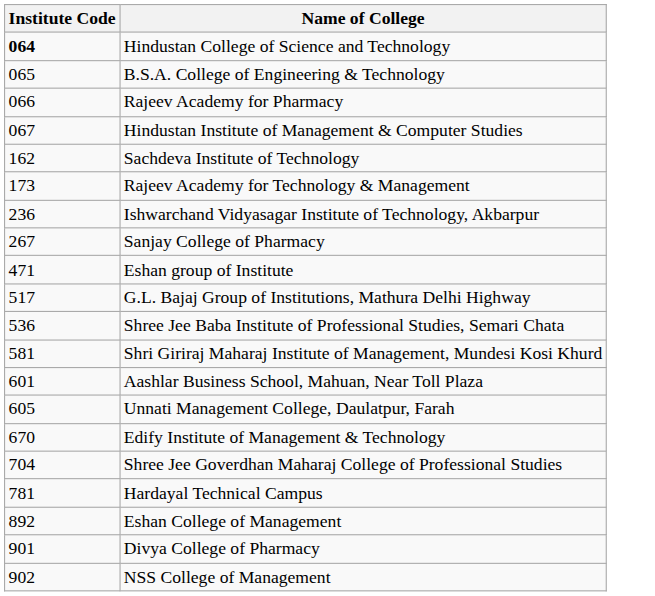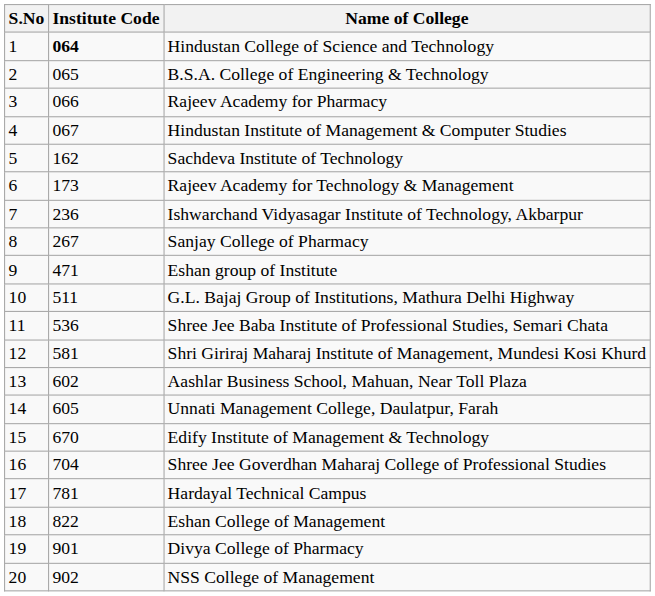+ column: (26, 18)
(22, 297) 517 -> (65, 297) 511
(22, 381) 601 -> (66, 381) 602
(22, 520) 892 -> (66, 520) 822
